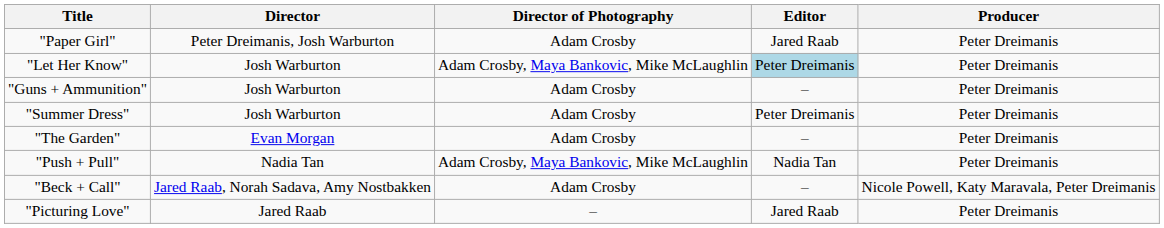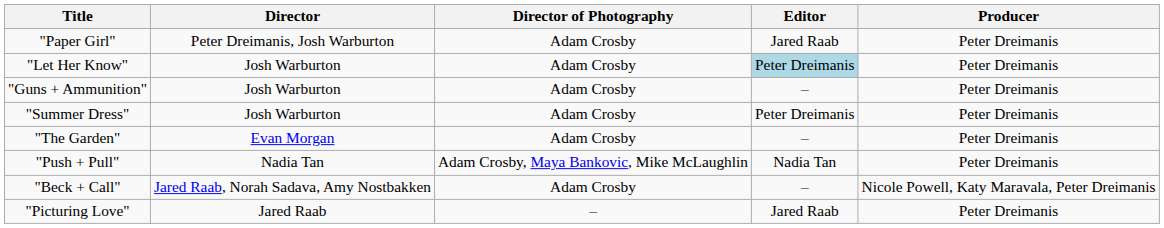(593, 65) Adam Crosby, Maya Bankovic, Mike McLaughlin -> (593, 65) Adam Crosby
